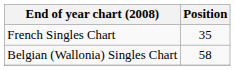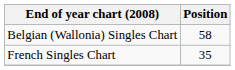rows swapped: (92, 55) <-> (61, 34)
